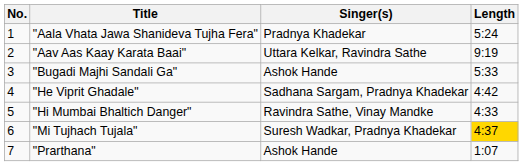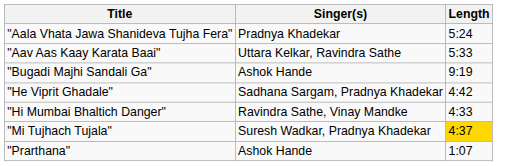- column: (17, 14)
(486, 53) 9:19 -> (461, 53) 5:33
(486, 72) 5:33 -> (461, 72) 9:19
